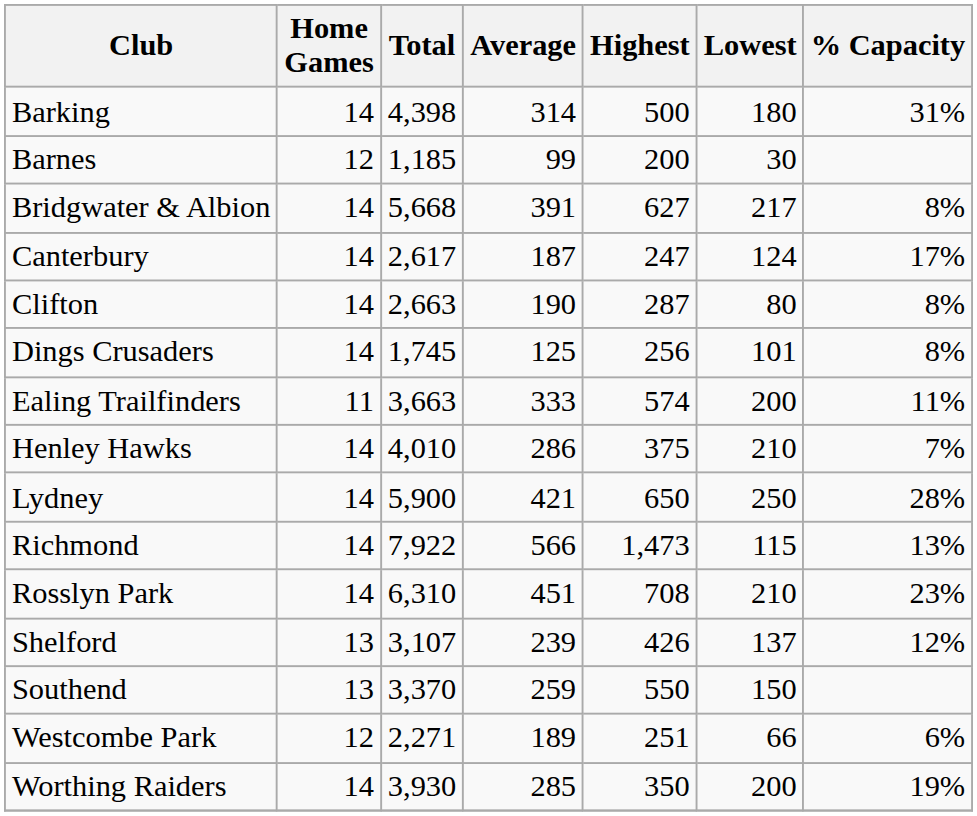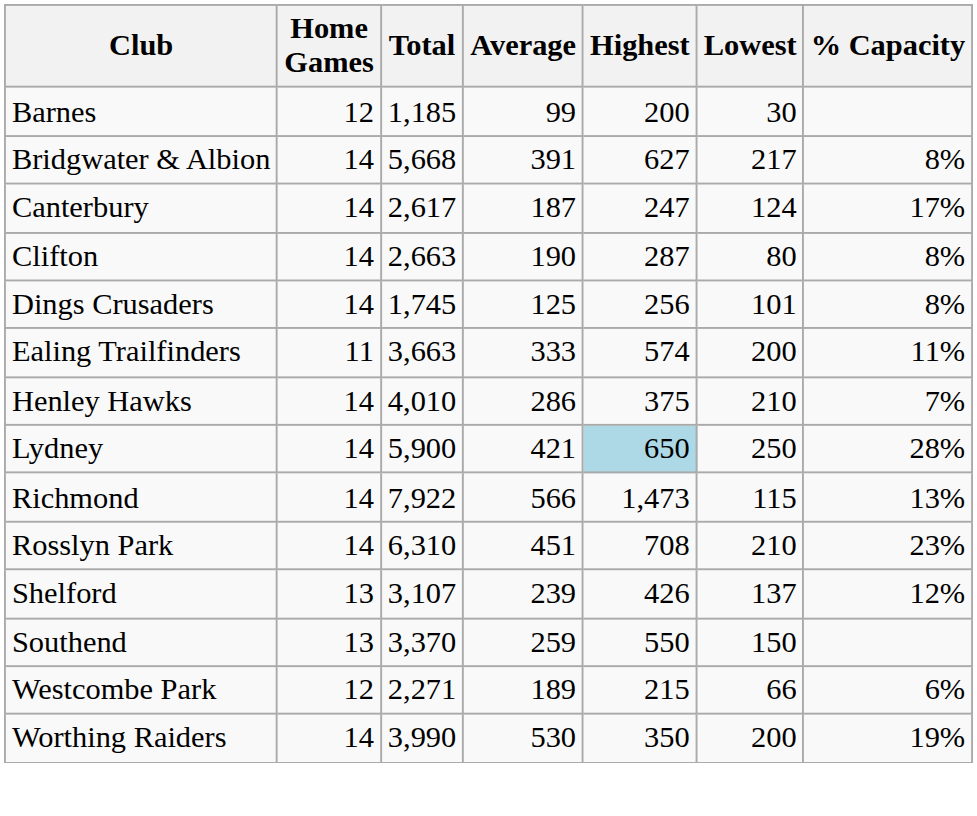- row: (61, 111)
(667, 496) no background -> (667, 448) lightblue background
(667, 737) 251 -> (667, 689) 215
(422, 785) 3,930 -> (422, 737) 3,990
(553, 785) 285 -> (553, 737) 530
